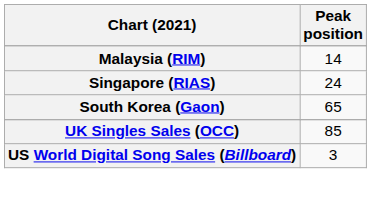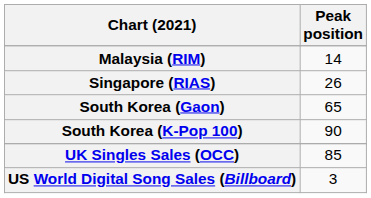(333, 82) 24 -> (333, 82) 26
+ row: (152, 131)
